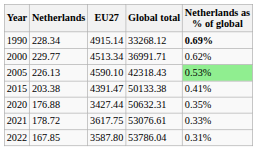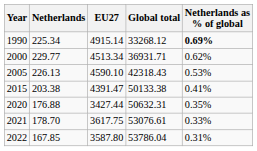(46, 40) 228.34 -> (46, 40) 225.34
(147, 56) 36991.71 -> (147, 56) 36931.71
(198, 72) lightgreen background -> (198, 72) no background
(46, 121) 178.72 -> (46, 121) 178.70
